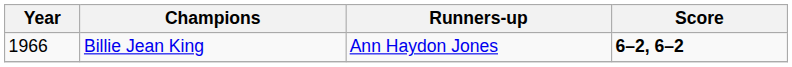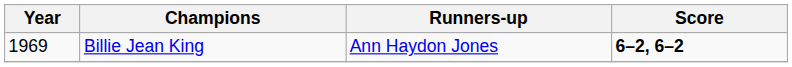(28, 46) 1966 -> (28, 46) 1969
